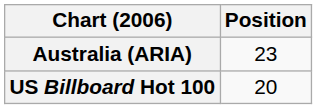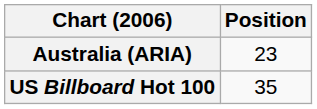(266, 86) 20 -> (266, 86) 35
